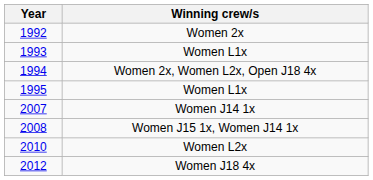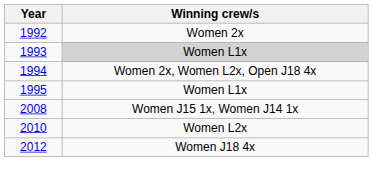(215, 52) no background -> (215, 52) lightgrey background
- row: (33, 109)
